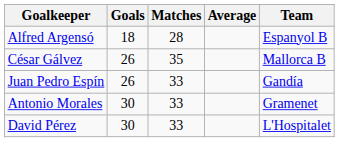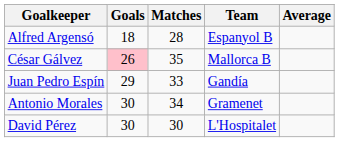columns swapped: (232, 15) <-> (297, 15)
(128, 59) no background -> (128, 59) pink background
(128, 81) 26 -> (128, 81) 29
(176, 103) 33 -> (176, 103) 34
(176, 125) 33 -> (176, 125) 30
